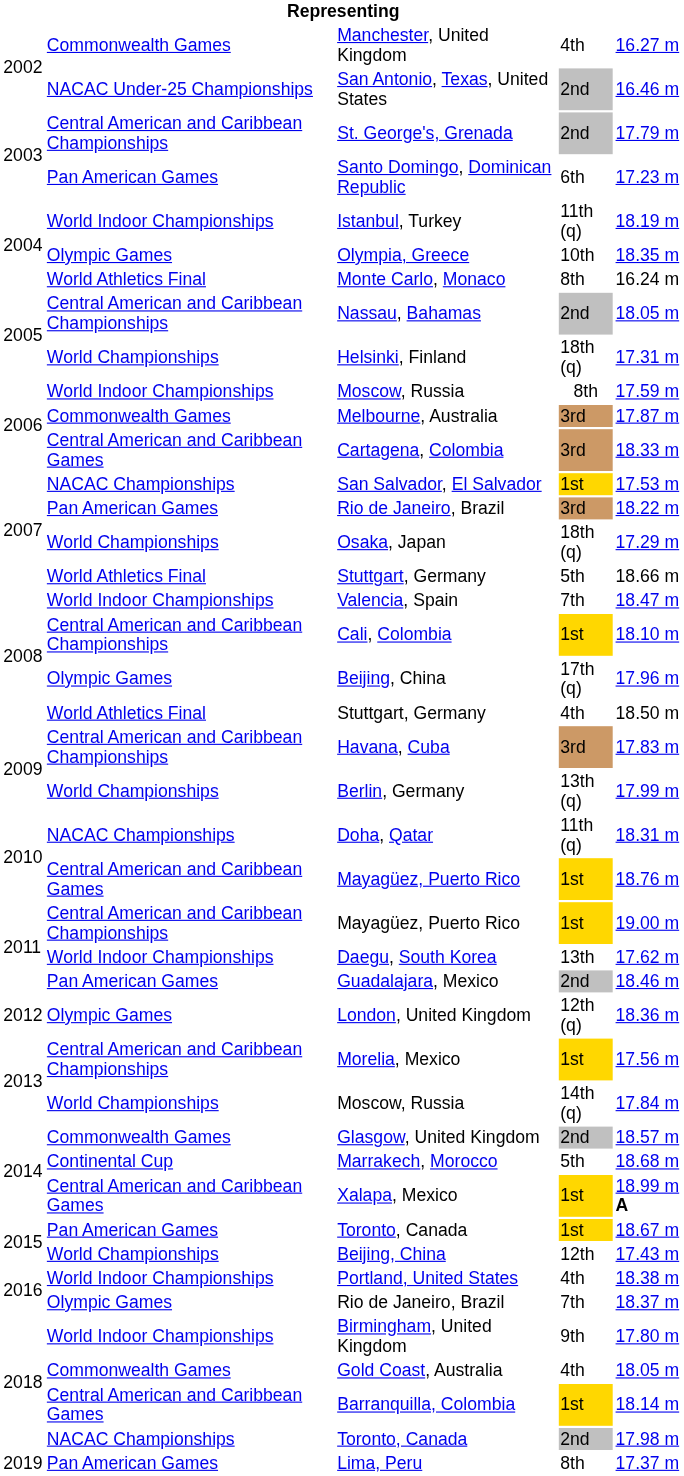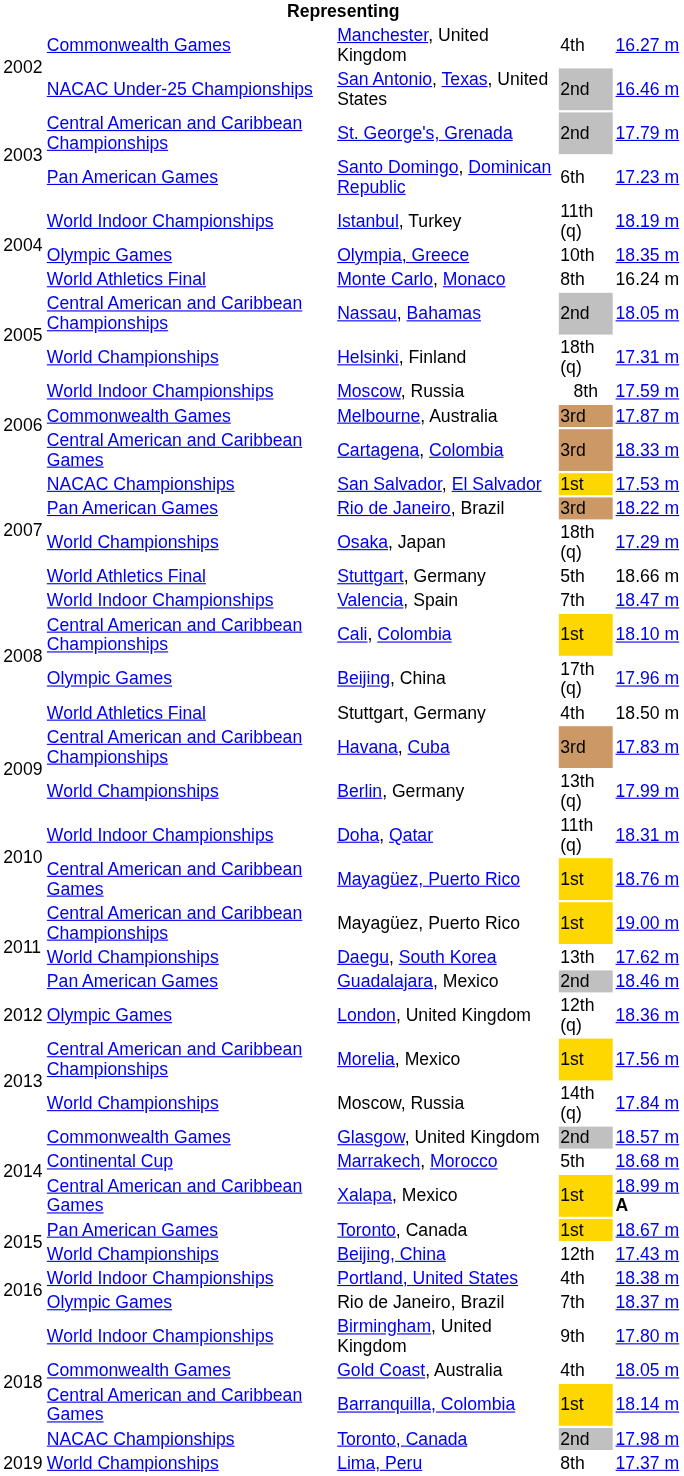(141, 835) NACAC Championships -> (160, 835) World Indoor Championships
(160, 957) World Indoor Championships -> (133, 957) World Championships
(132, 1463) Pan American Games -> (133, 1463) World Championships
